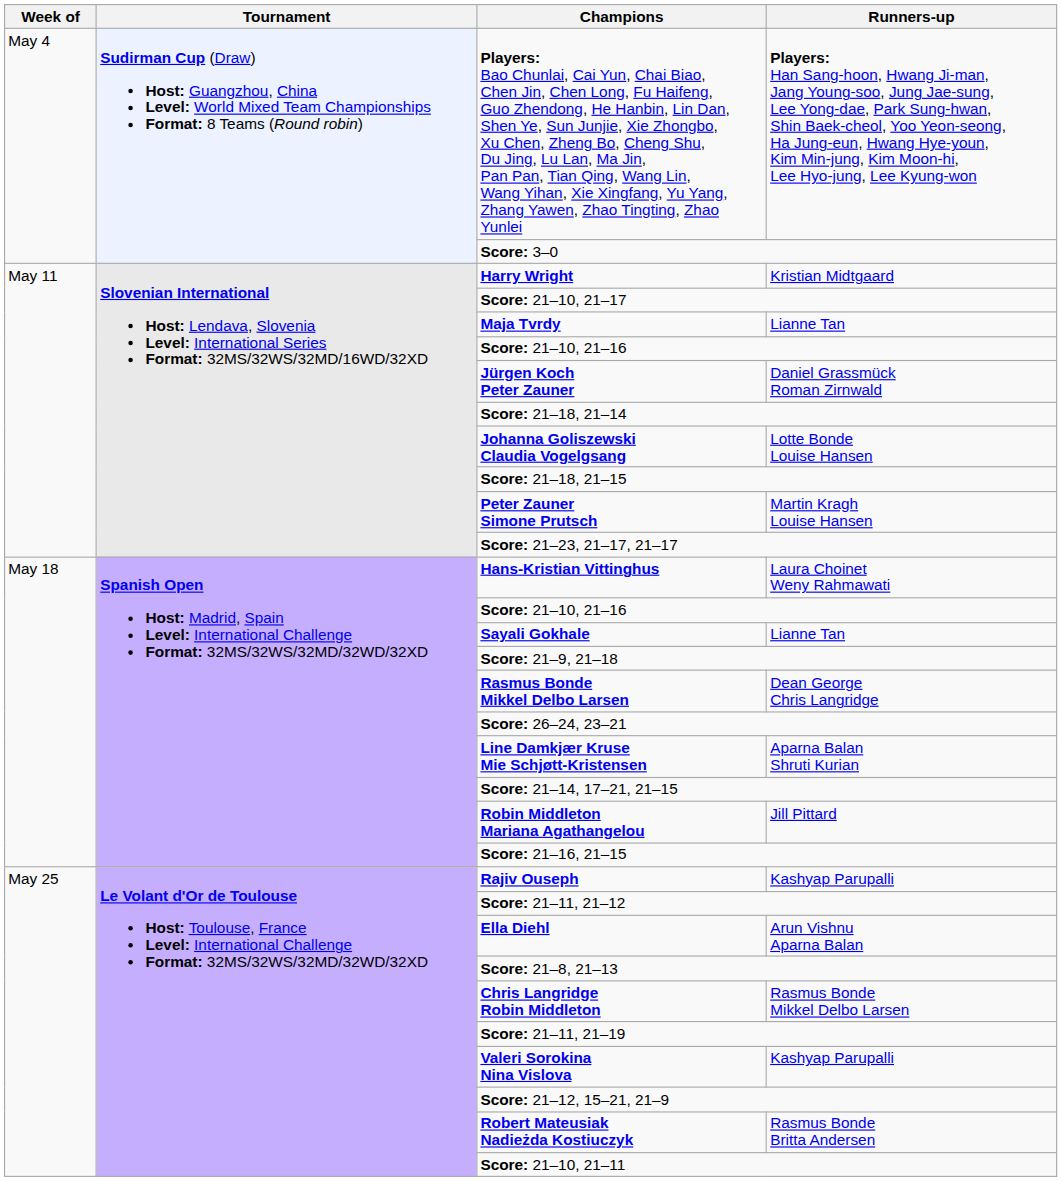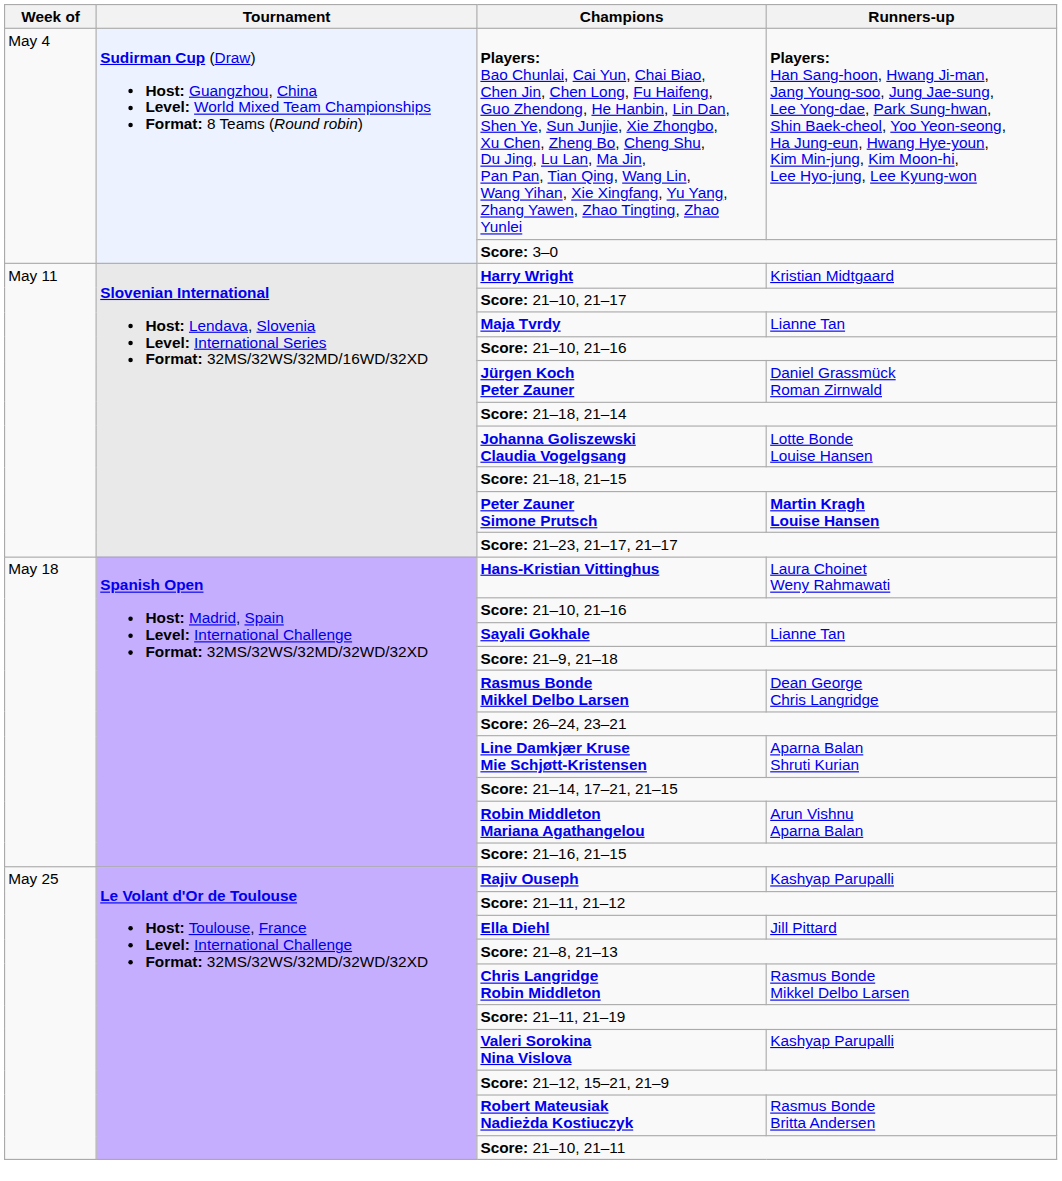(821, 512) normal -> (825, 512) bold
(803, 813) Jill Pittard -> (817, 822) Arun Vishnu Aparna Balan
(817, 935) Arun Vishnu Aparna Balan -> (803, 927) Jill Pittard
